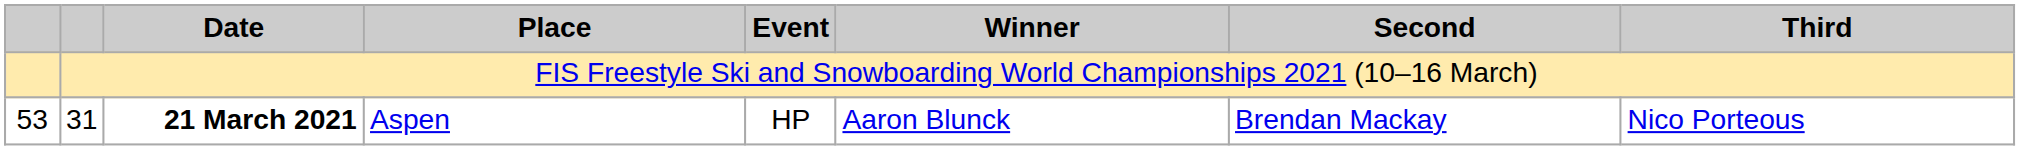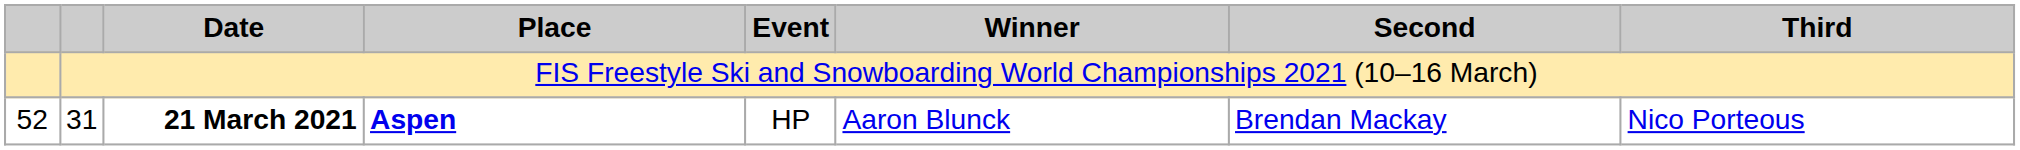(32, 119) 53 -> (32, 119) 52
(410, 119) normal -> (413, 119) bold
